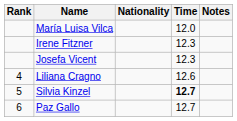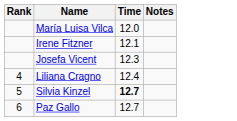- column: (143, 12)
(186, 44) 12.3 -> (129, 44) 12.1
(186, 76) 12.6 -> (129, 76) 12.4
